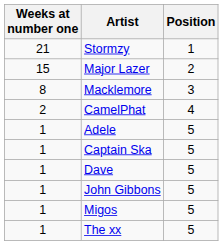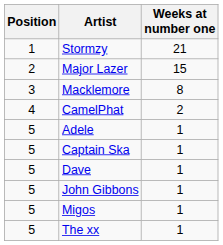columns swapped: (191, 21) <-> (43, 21)
